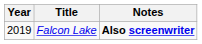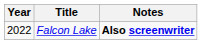(19, 30) 2019 -> (19, 30) 2022
